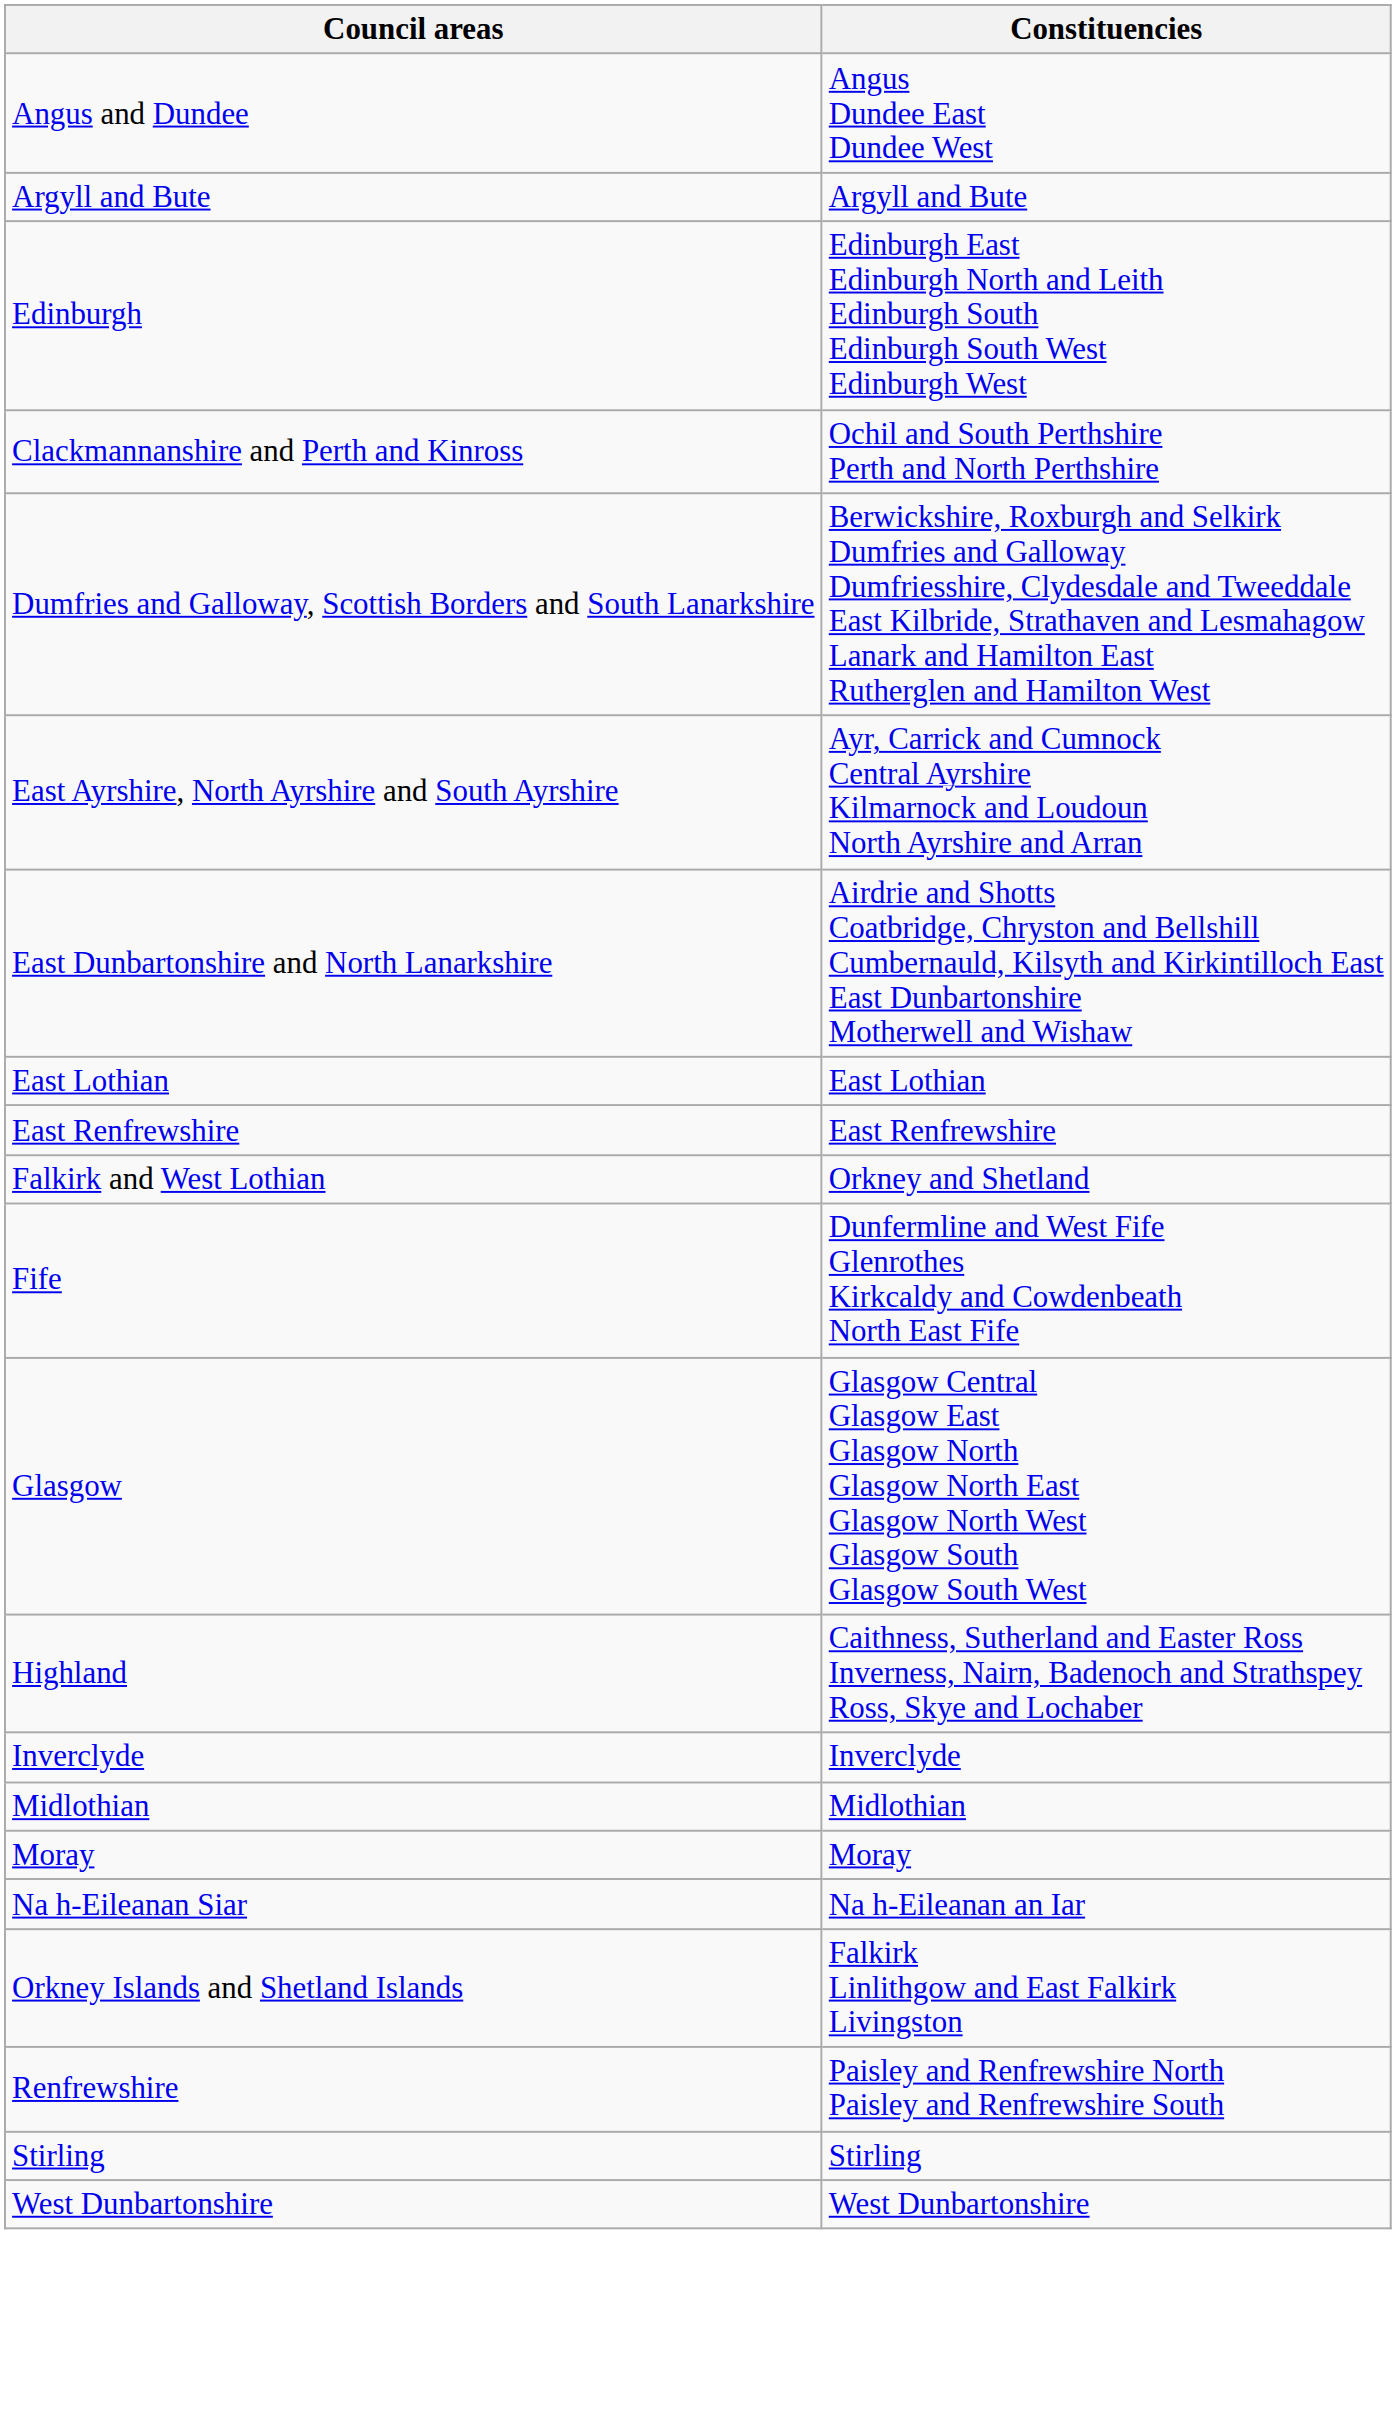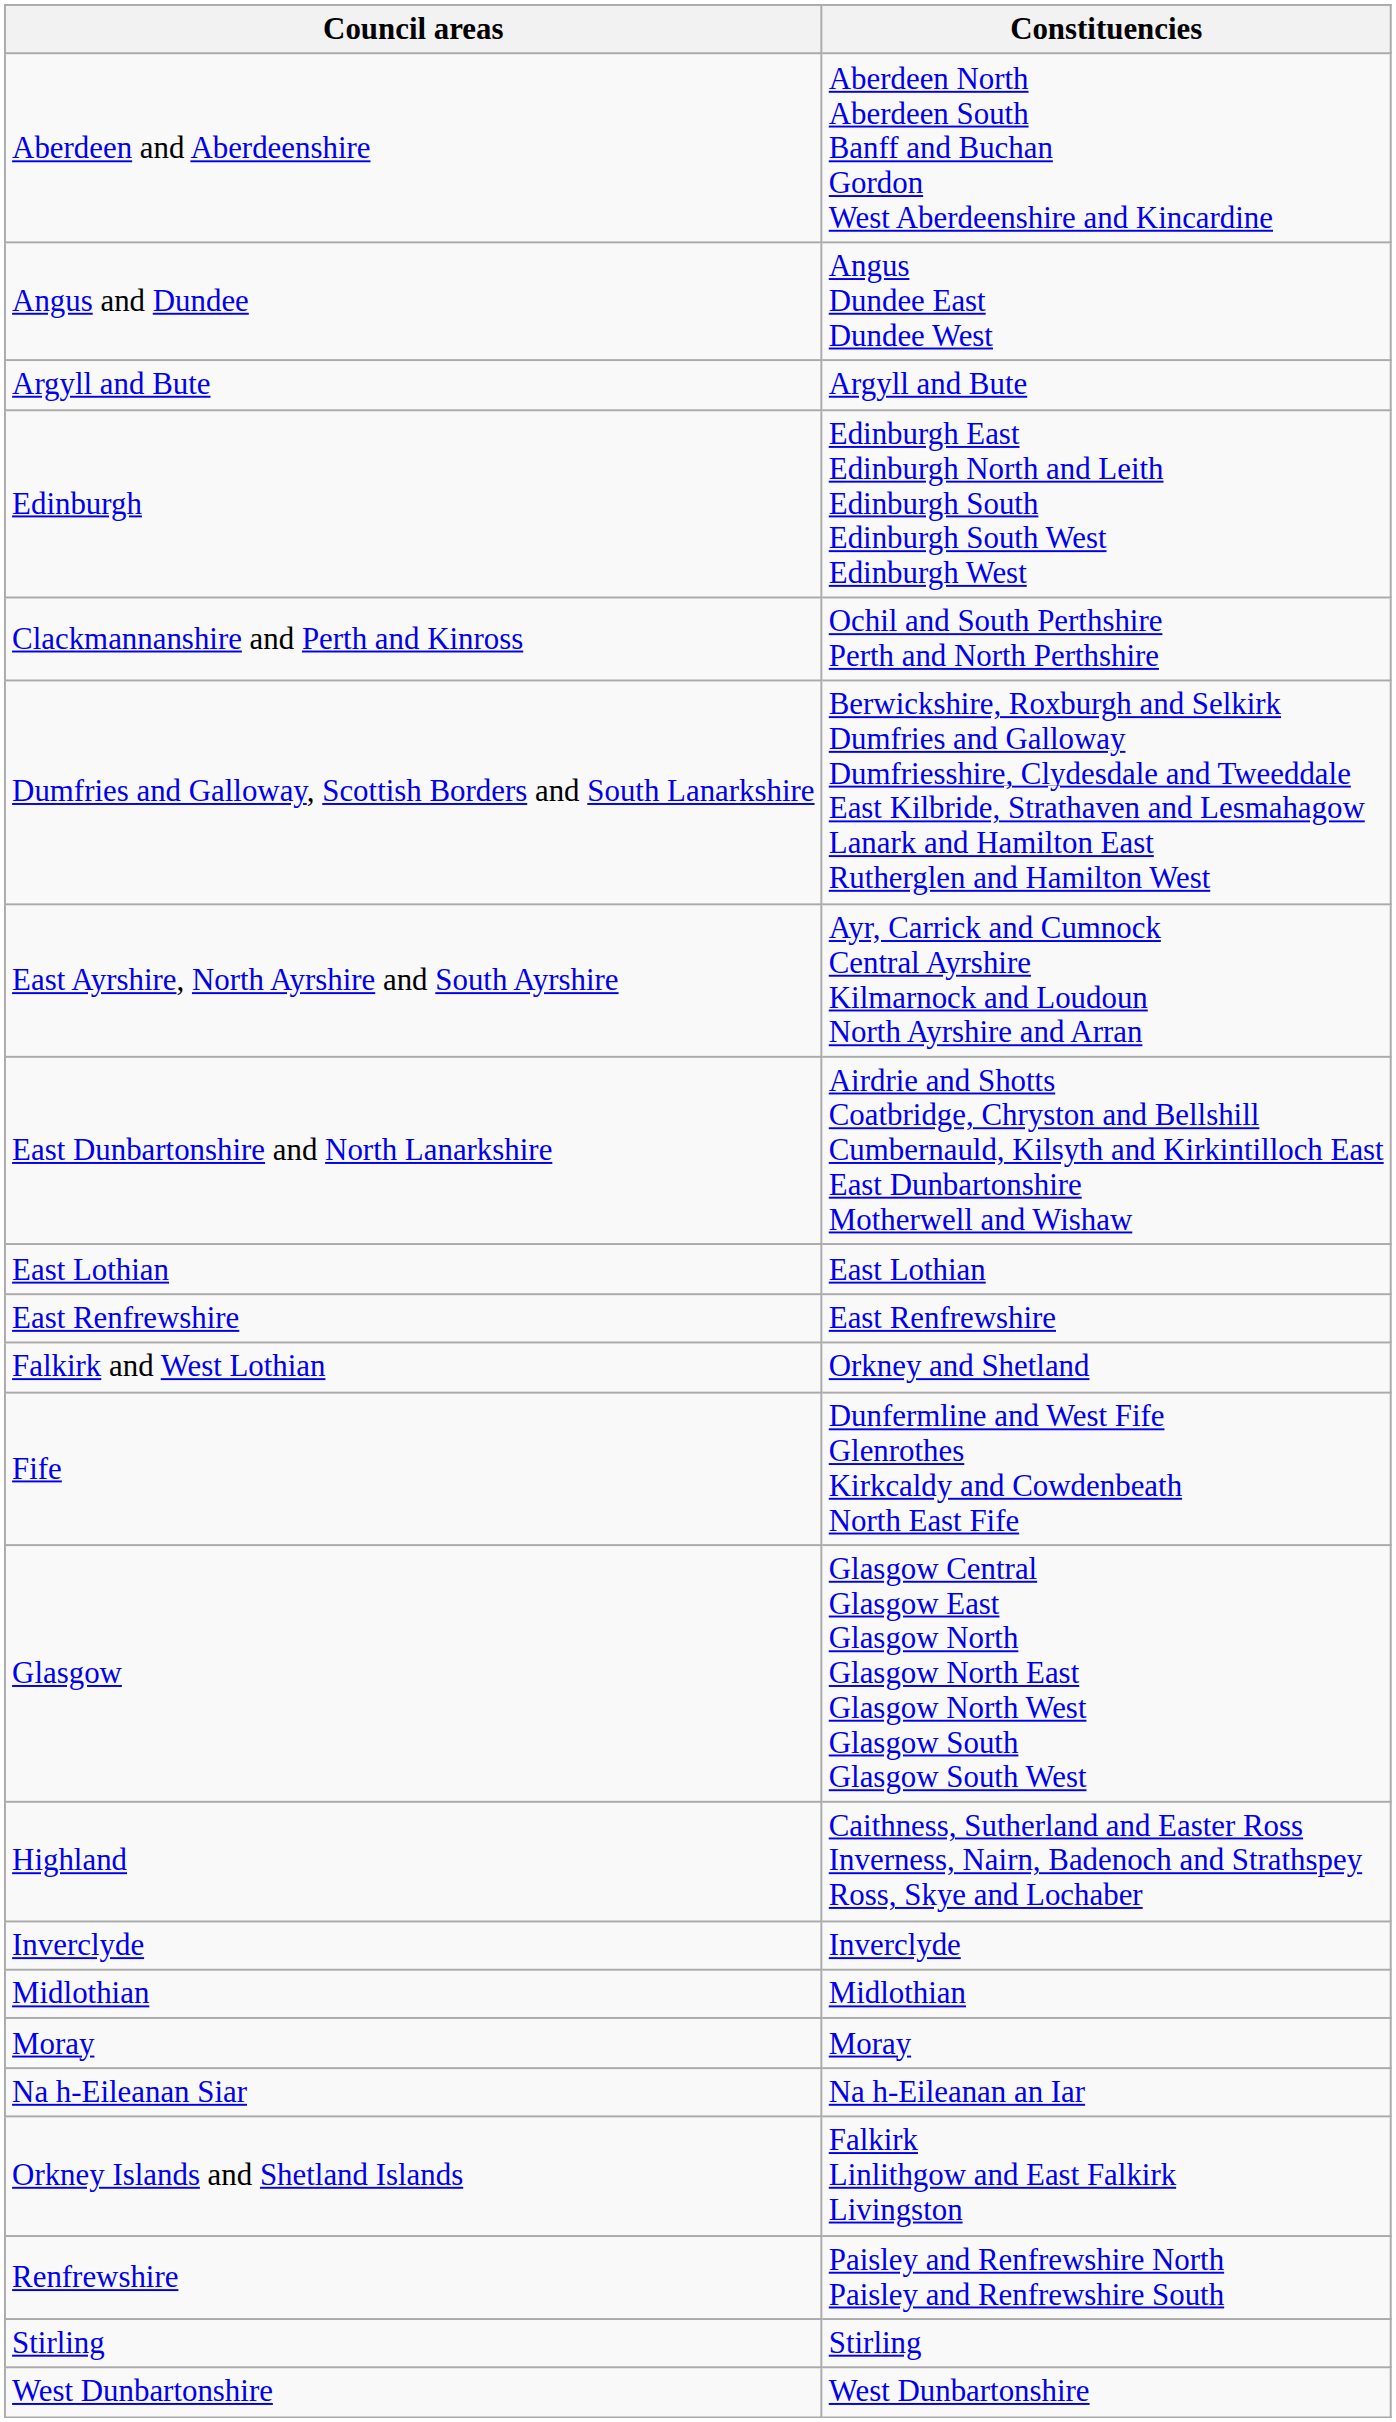+ row: (191, 147)
